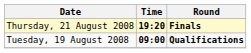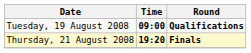rows swapped: (68, 40) <-> (70, 26)
